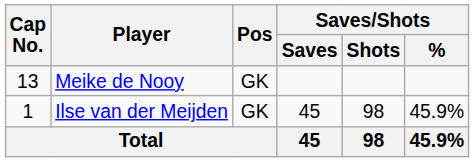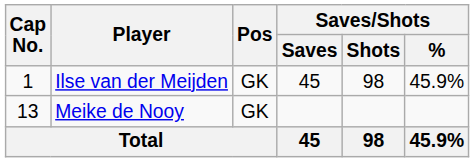rows swapped: (142, 111) <-> (120, 80)
